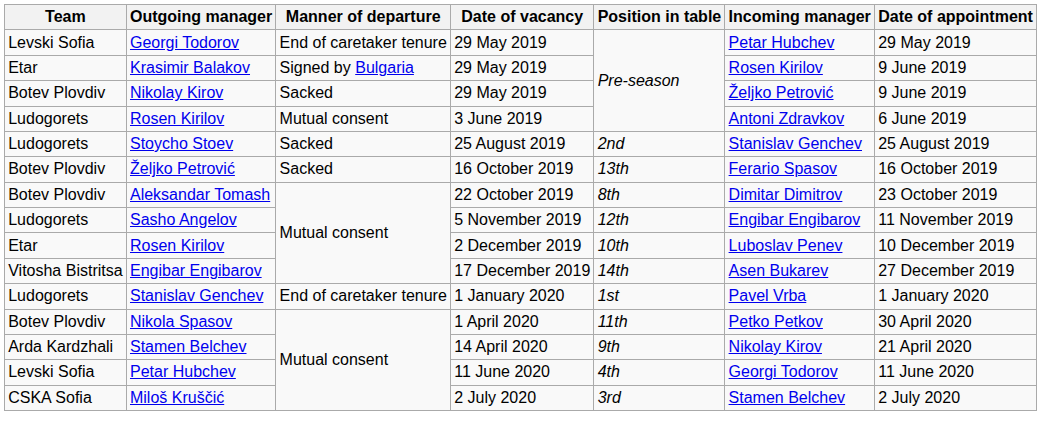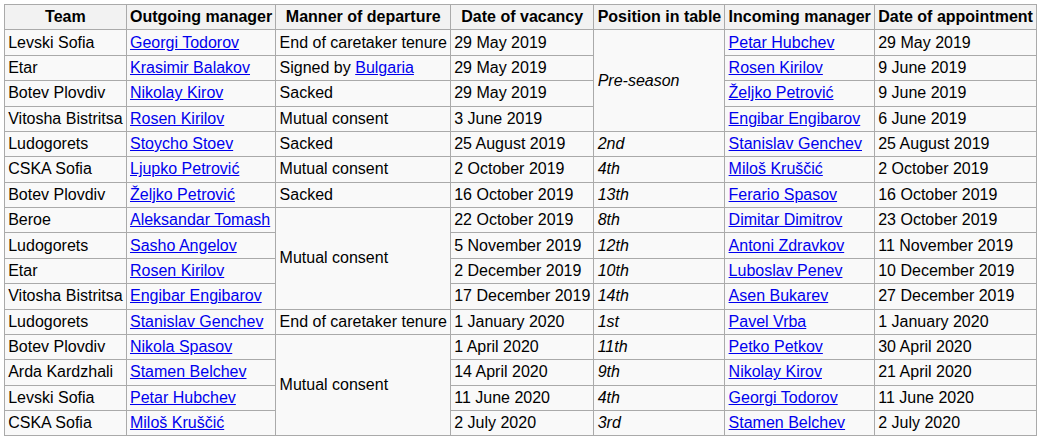(48, 118) Ludogorets -> (65, 118) Vitosha Bistritsa
(786, 118) Antoni Zdravkov -> (794, 118) Engibar Engibarov
+ row: (185, 169)
(57, 194) Botev Plovdiv -> (30, 220) Beroe
(794, 220) Engibar Engibarov -> (786, 245) Antoni Zdravkov
